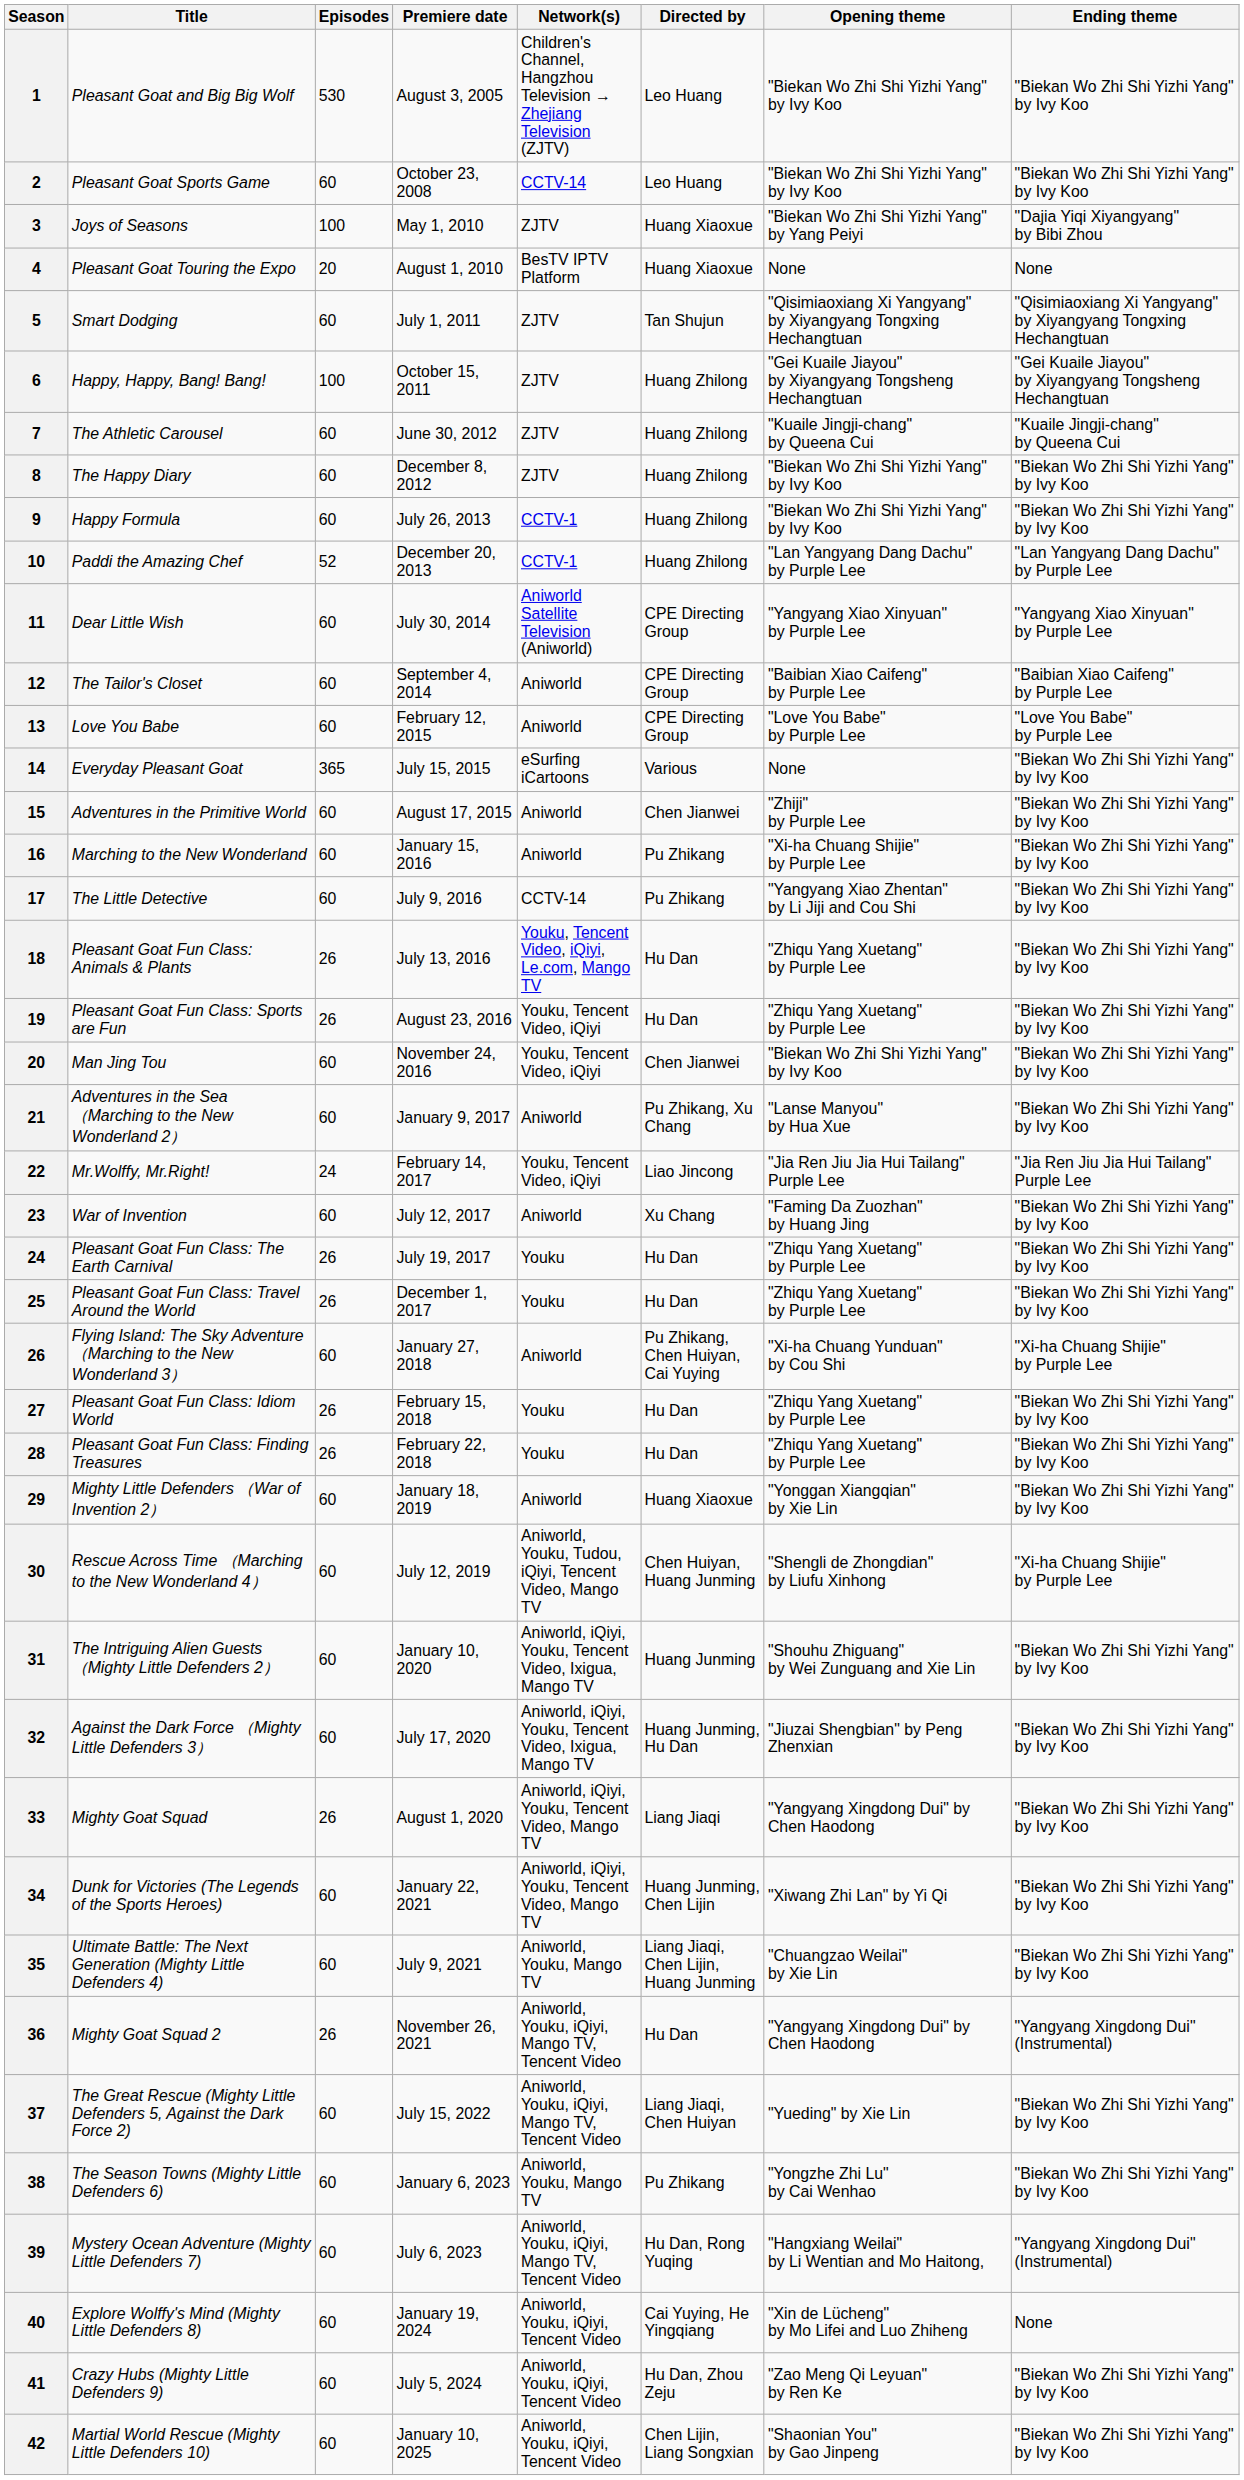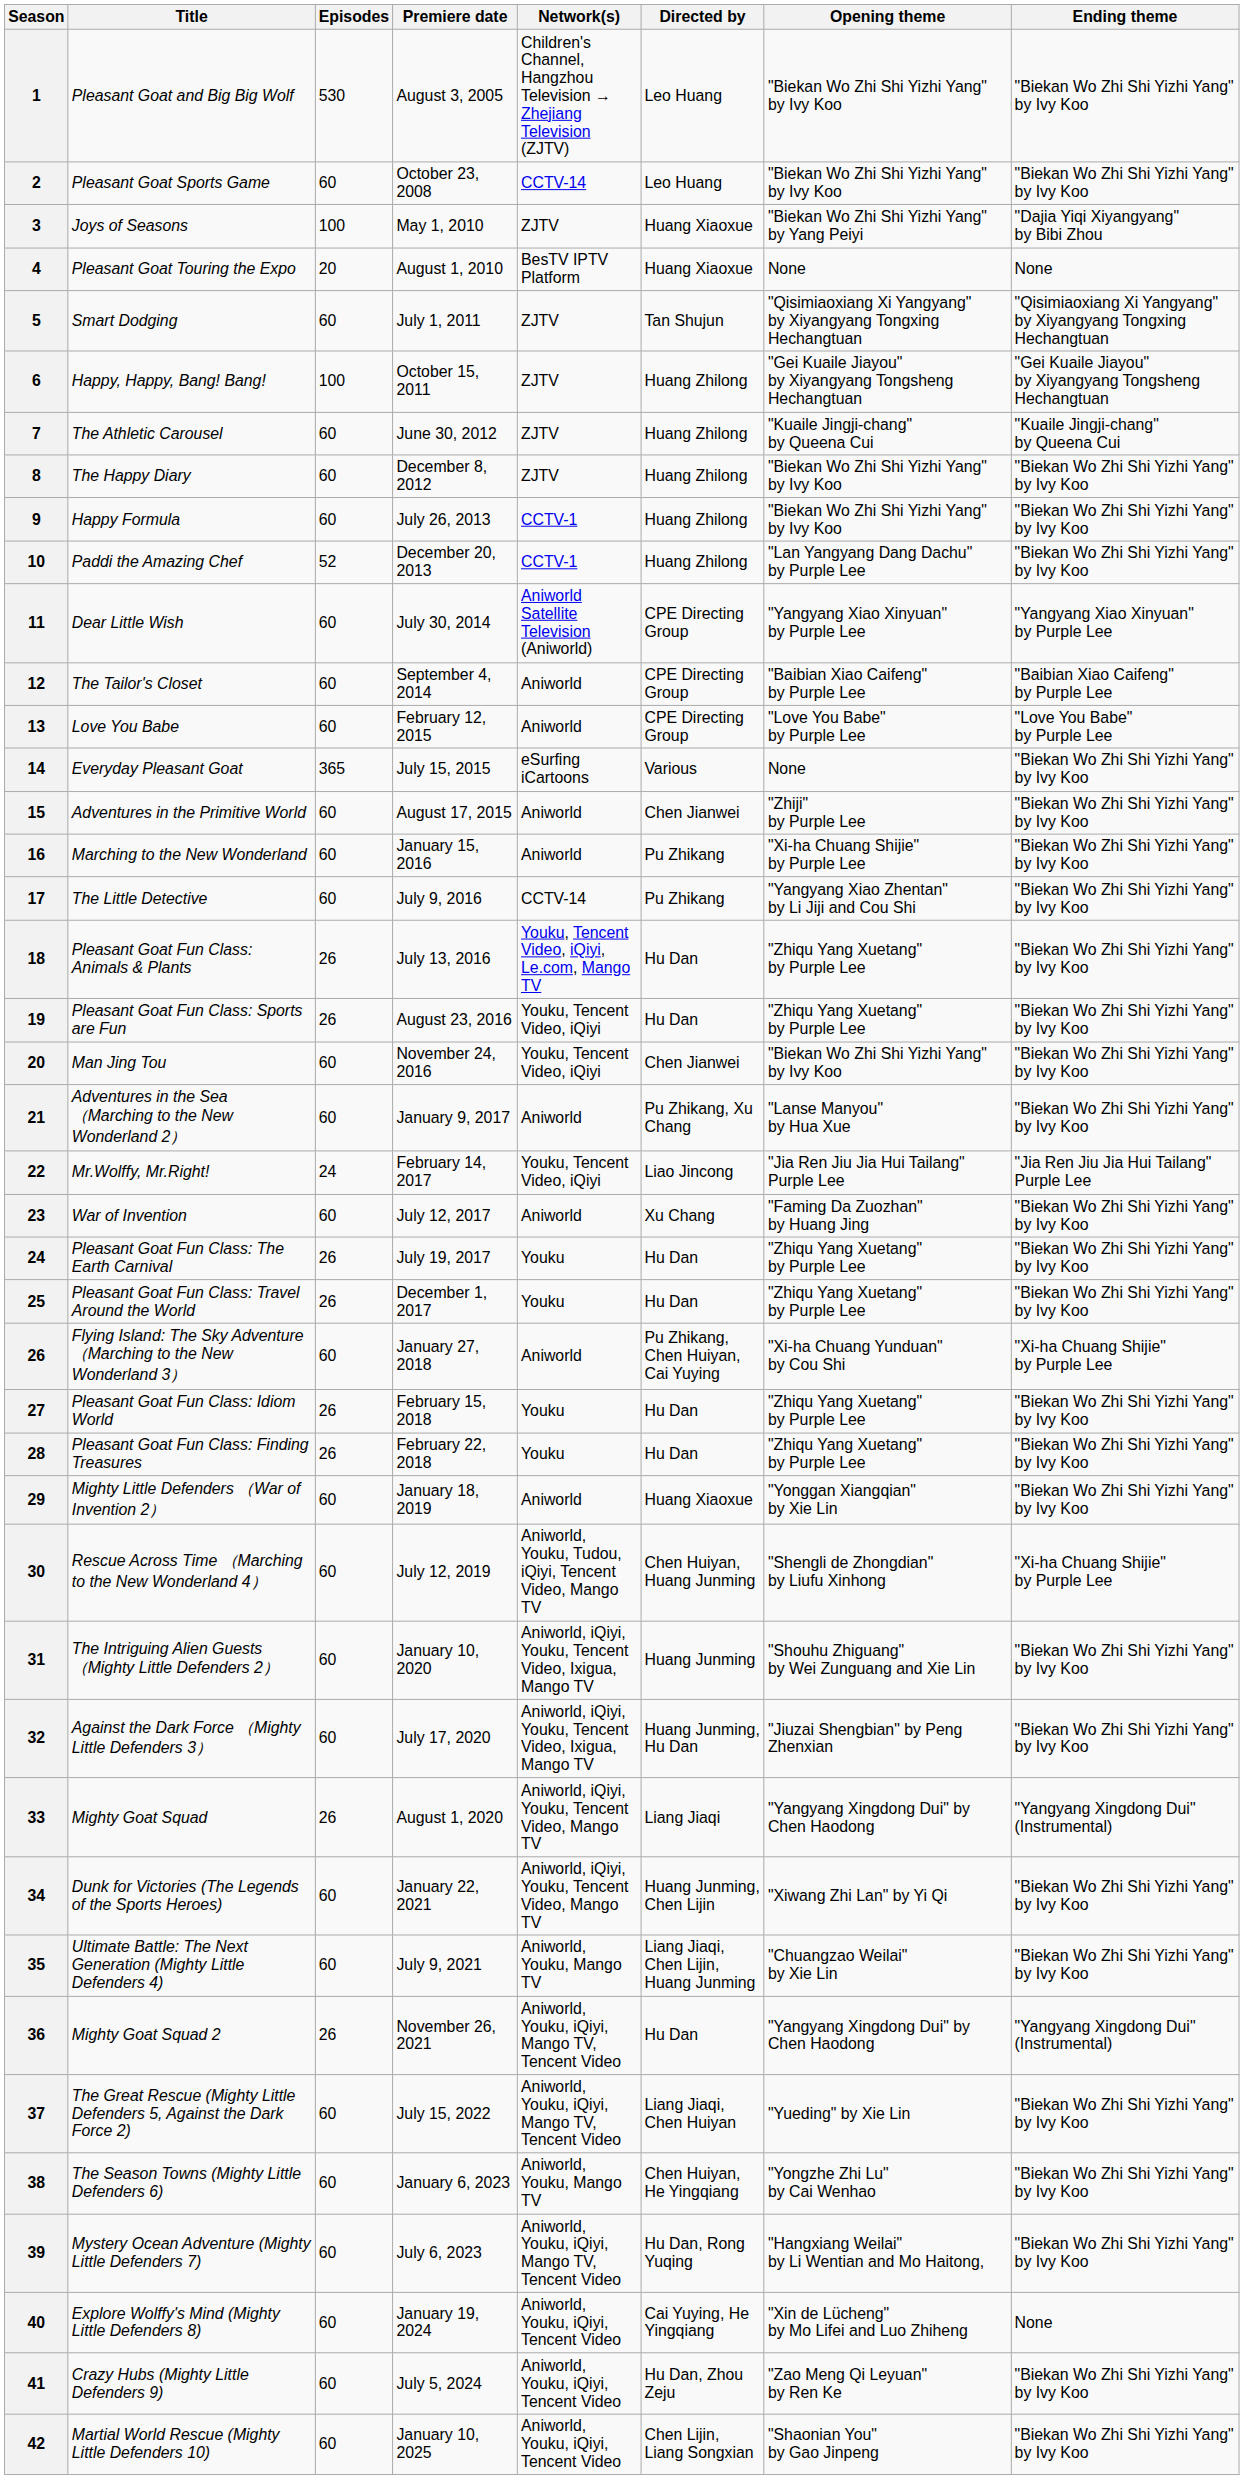(1117, 562) "Lan Yangyang Dang Dachu" by Purple Lee -> (1124, 562) "Biekan Wo Zhi Shi Yizhi Yang" by Ivy Koo
(1124, 1817) "Biekan Wo Zhi Shi Yizhi Yang" by Ivy Koo -> (1105, 1817) "Yangyang Xingdong Dui" (Instrumental)
(685, 2183) Pu Zhikang -> (692, 2183) Chen Huiyan, He Yingqiang
(1105, 2253) "Yangyang Xingdong Dui" (Instrumental) -> (1124, 2253) "Biekan Wo Zhi Shi Yizhi Yang" by Ivy Koo
